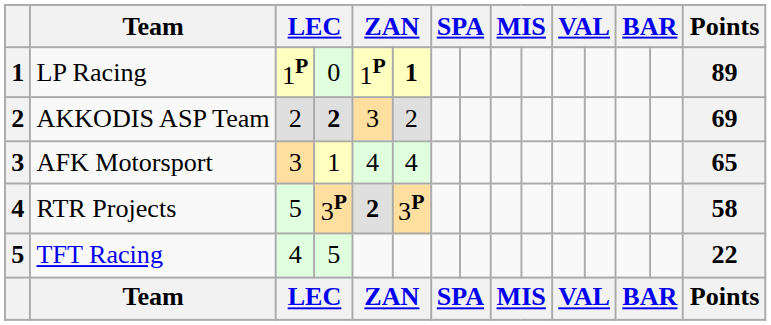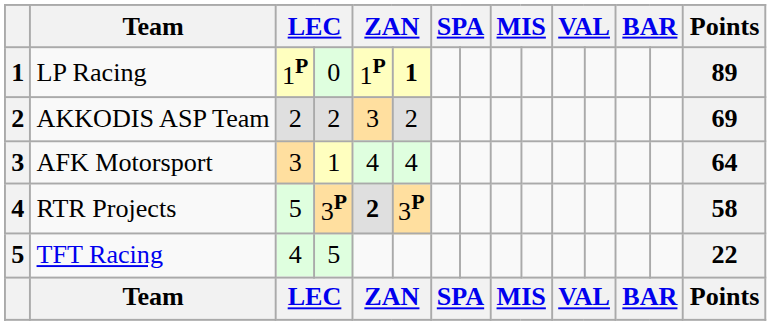(334, 118) bold -> (334, 118) normal
(725, 161) 65 -> (725, 161) 64
